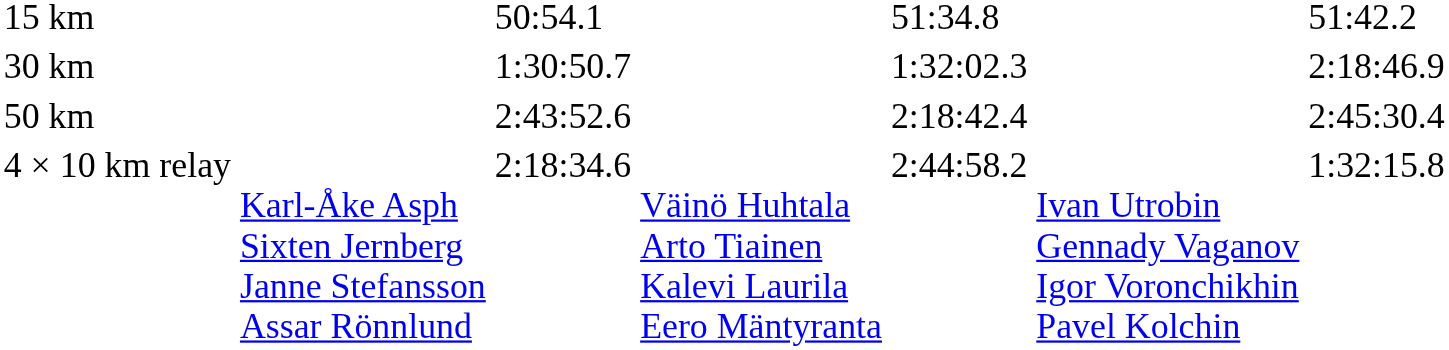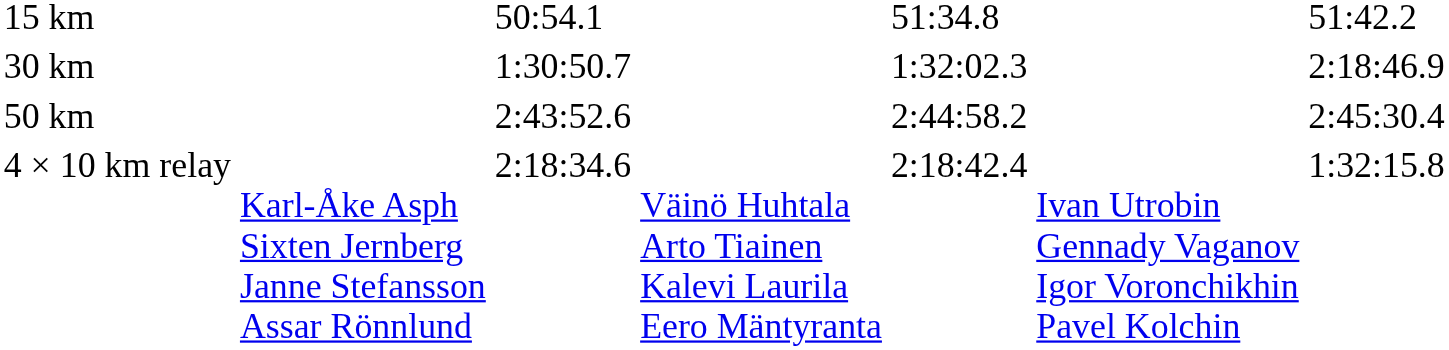(959, 115) 2:18:42.4 -> (959, 115) 2:44:58.2
(959, 165) 2:44:58.2 -> (959, 165) 2:18:42.4
